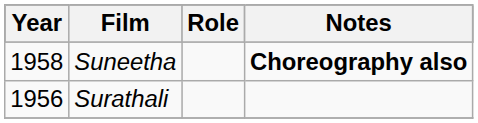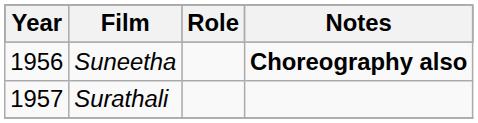(37, 61) 1958 -> (37, 61) 1956
(37, 99) 1956 -> (37, 99) 1957
